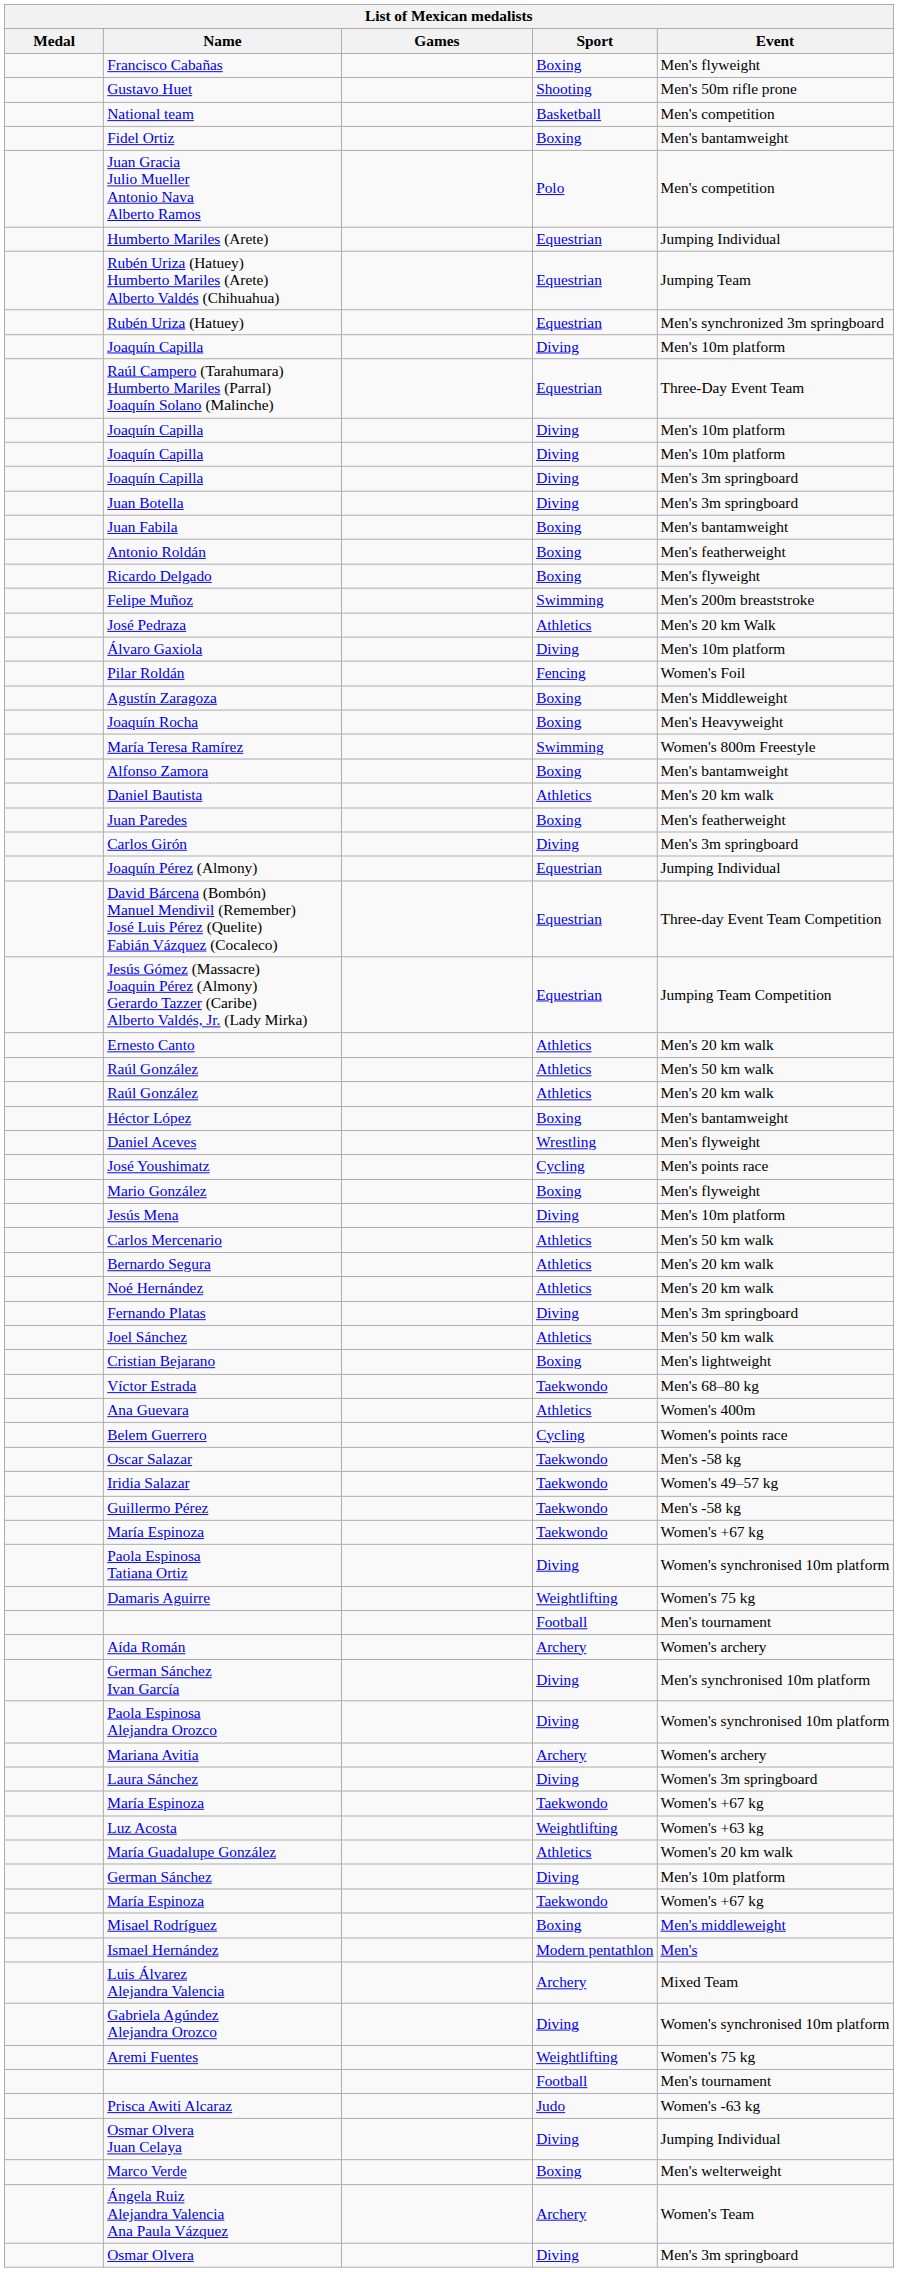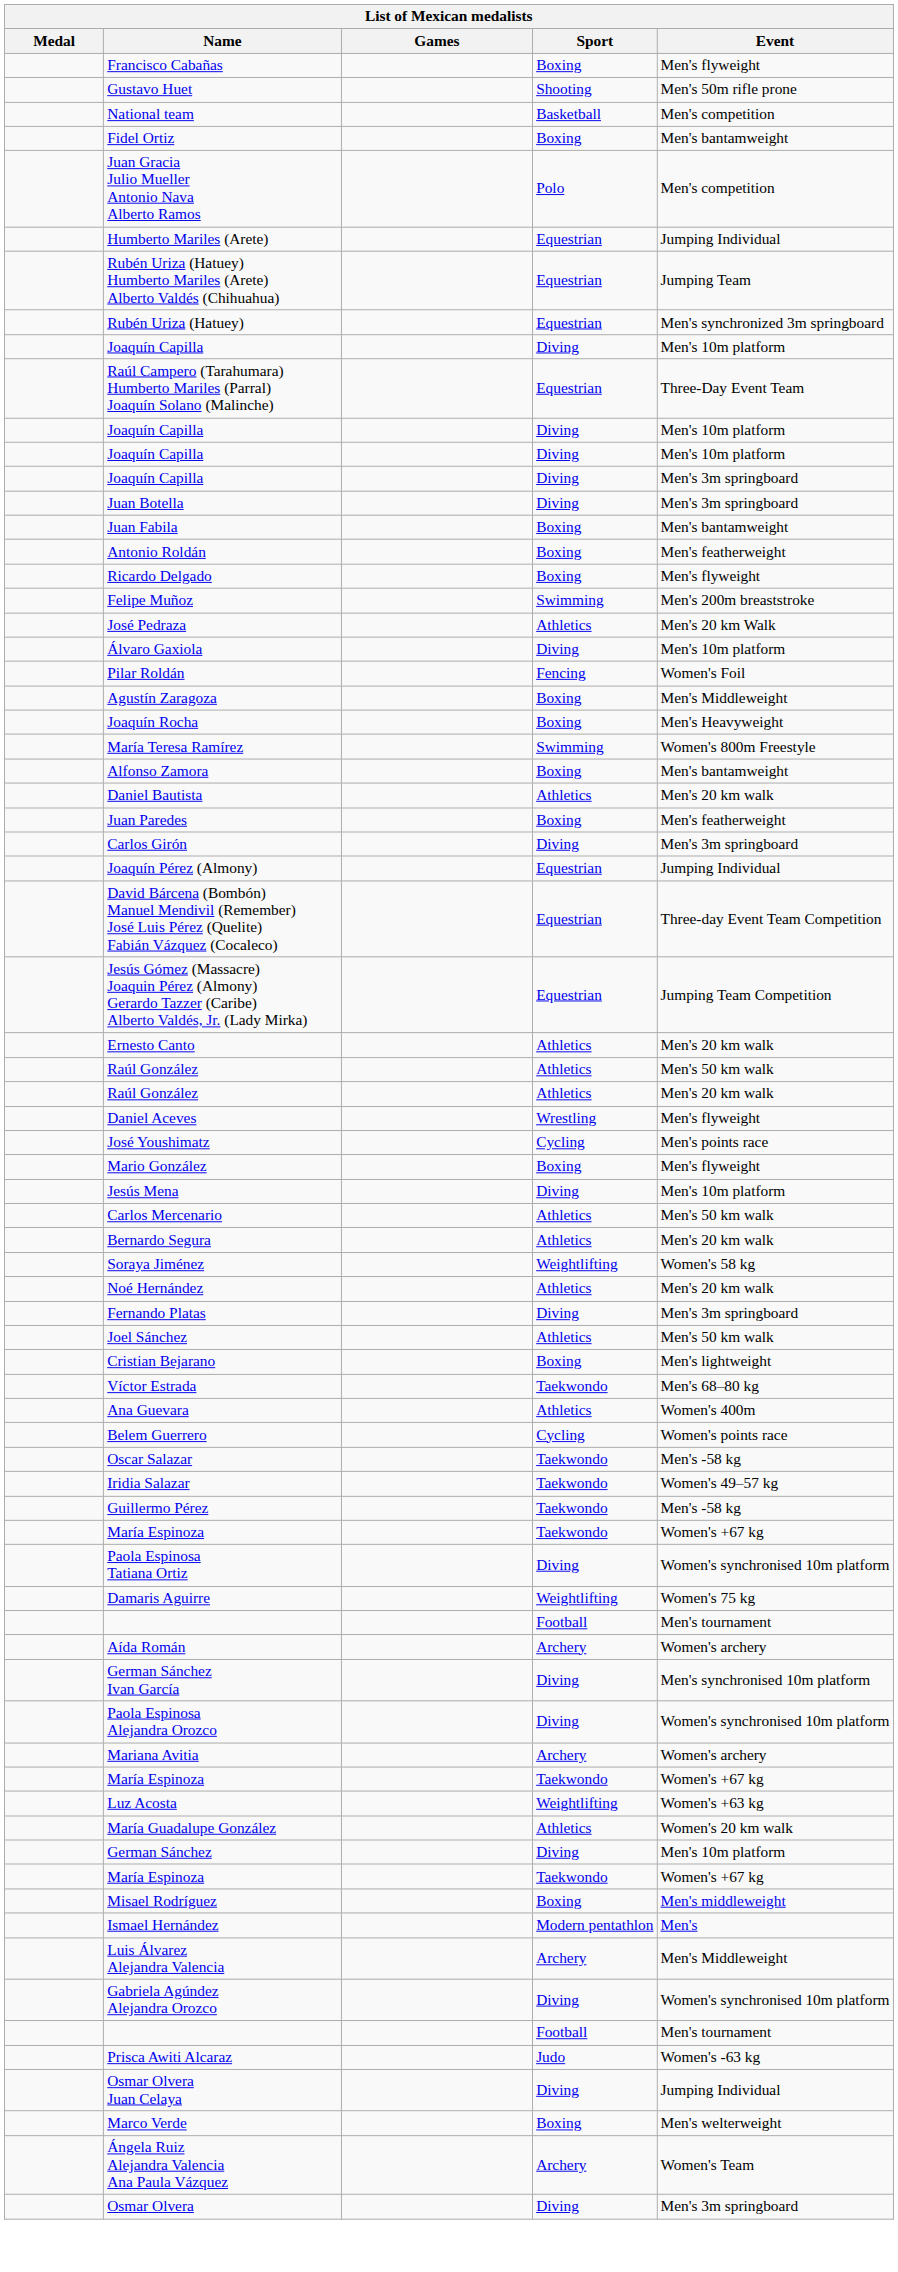- row: (149, 1118)
+ row: (156, 1264)
- row: (153, 1779)
(699, 1982) Mixed Team -> (724, 1958) Men's Middleweight
- row: (153, 2057)
